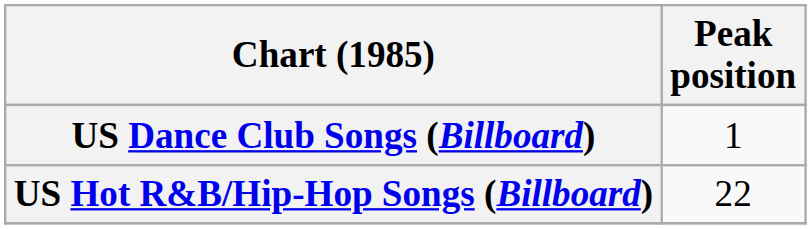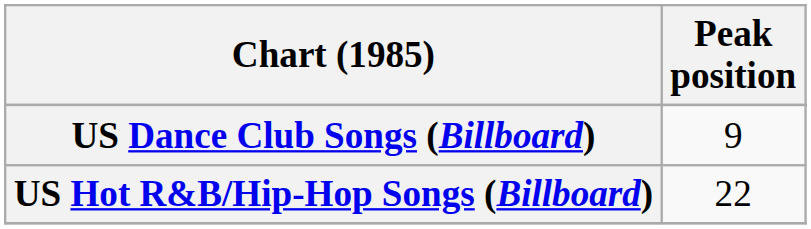(733, 134) 1 -> (733, 134) 9
